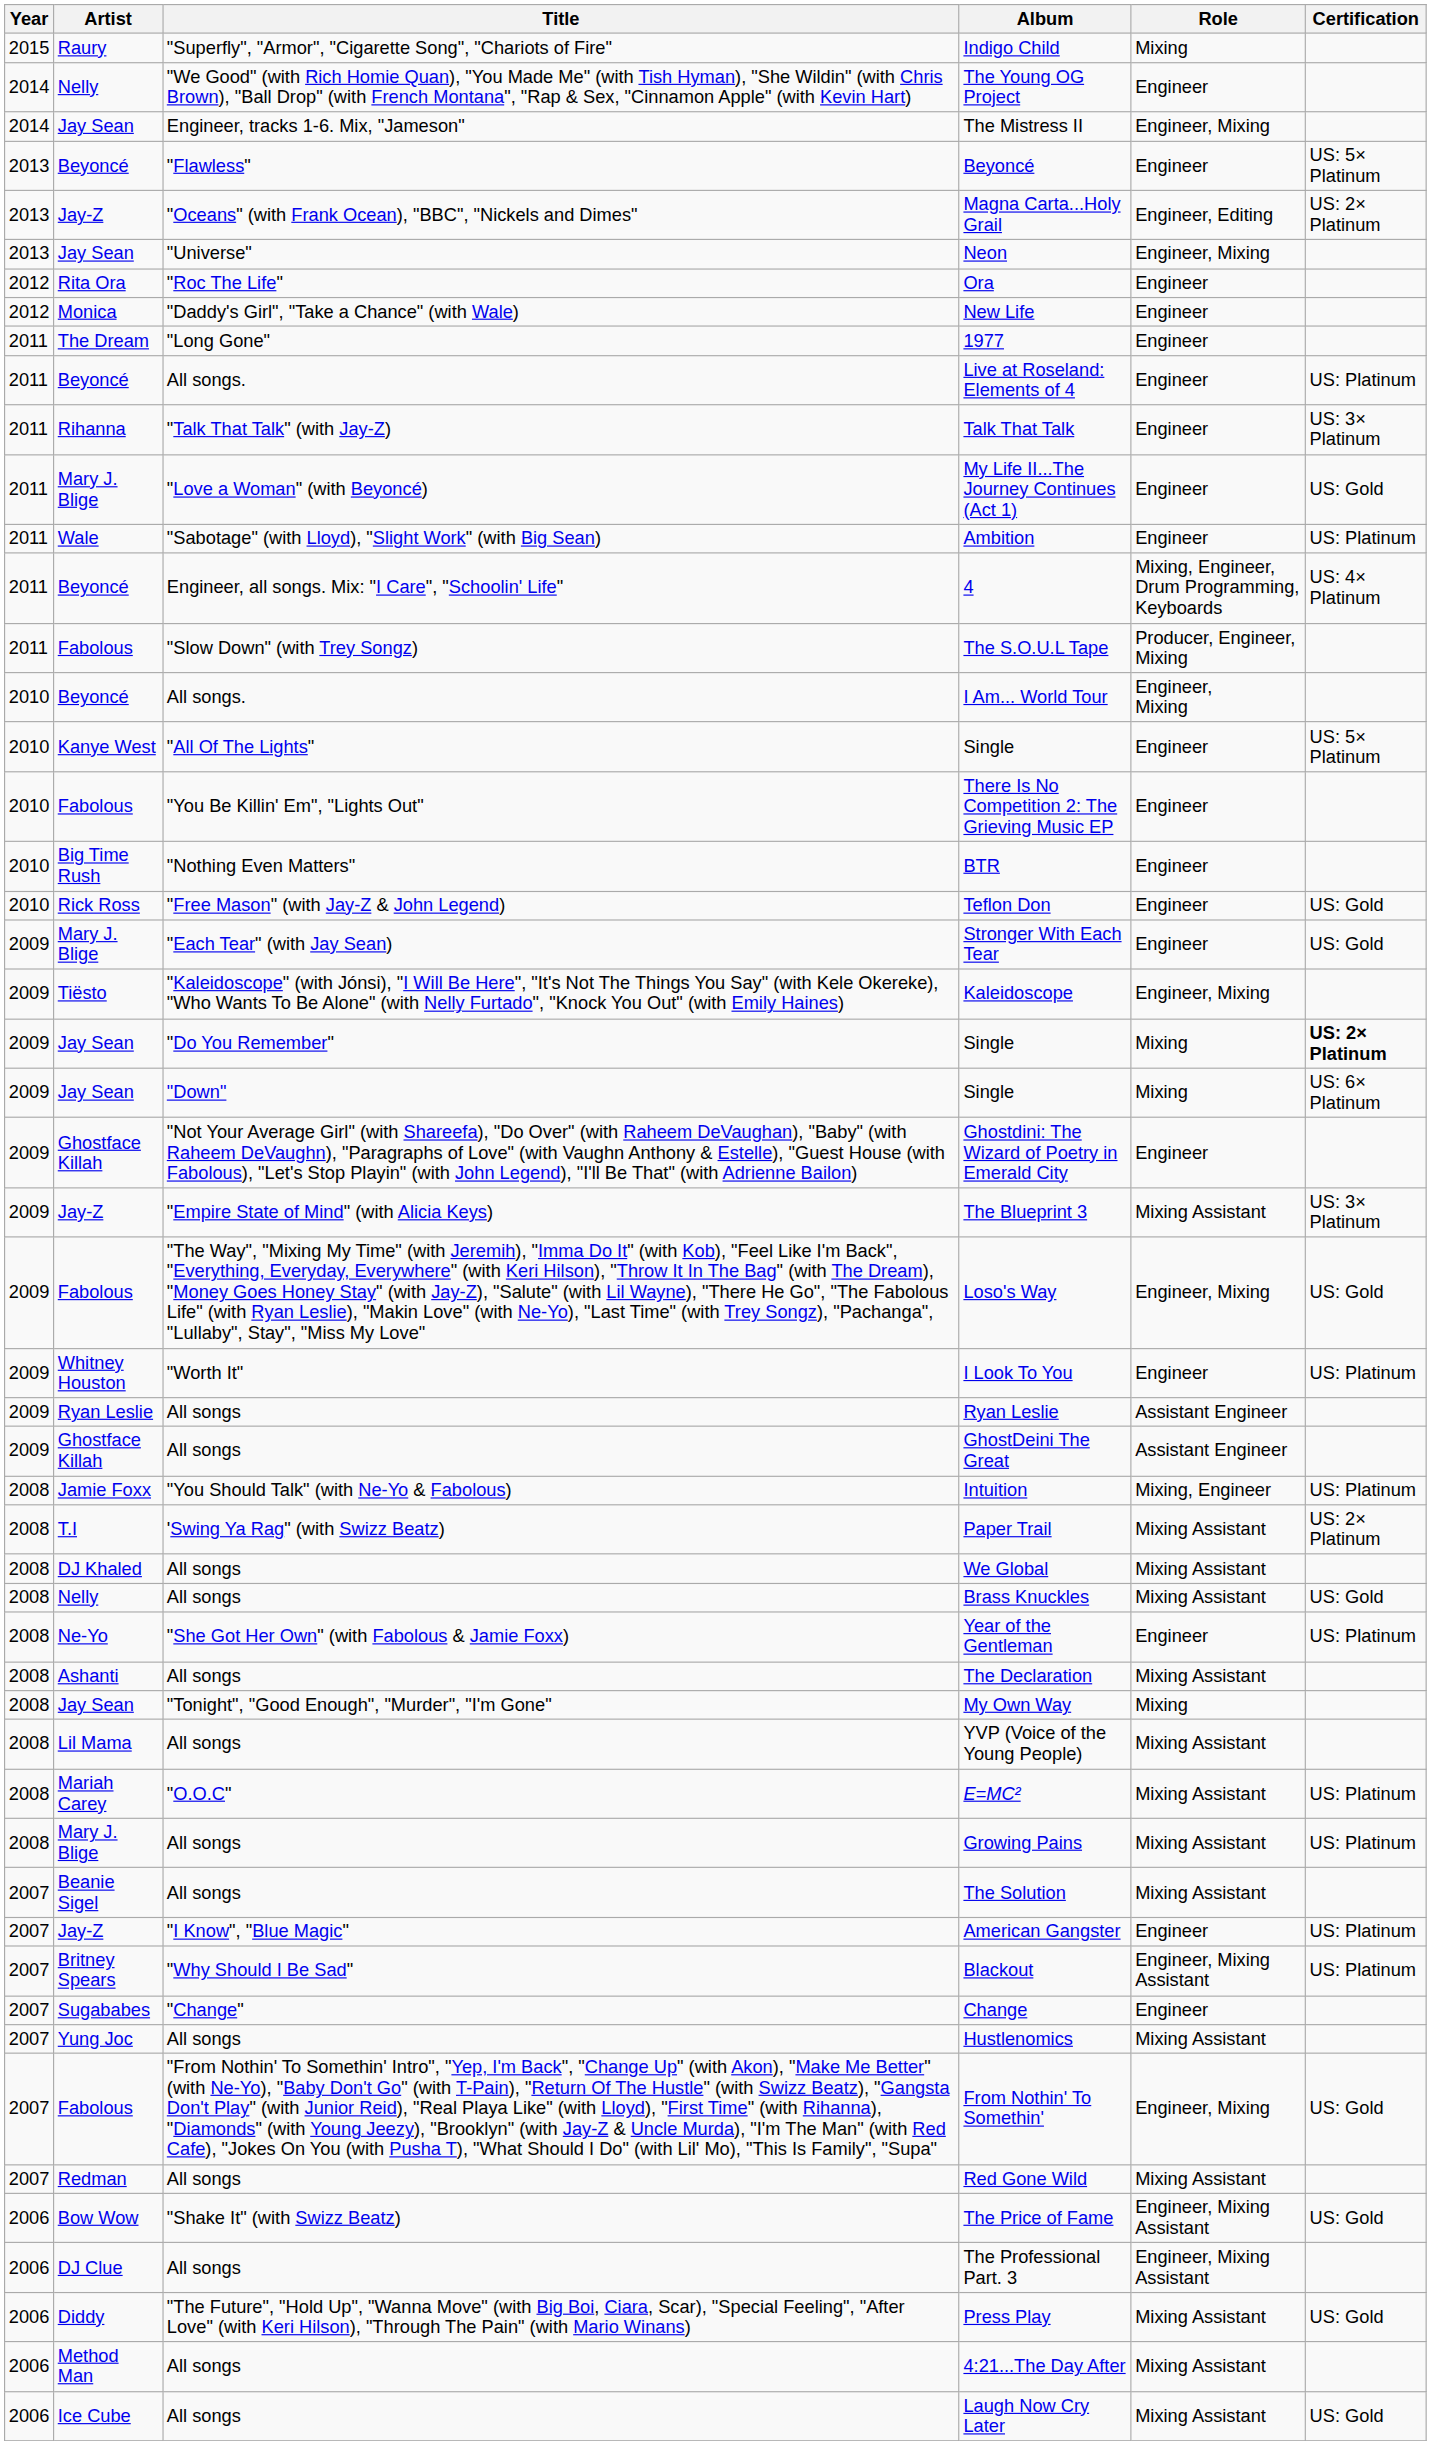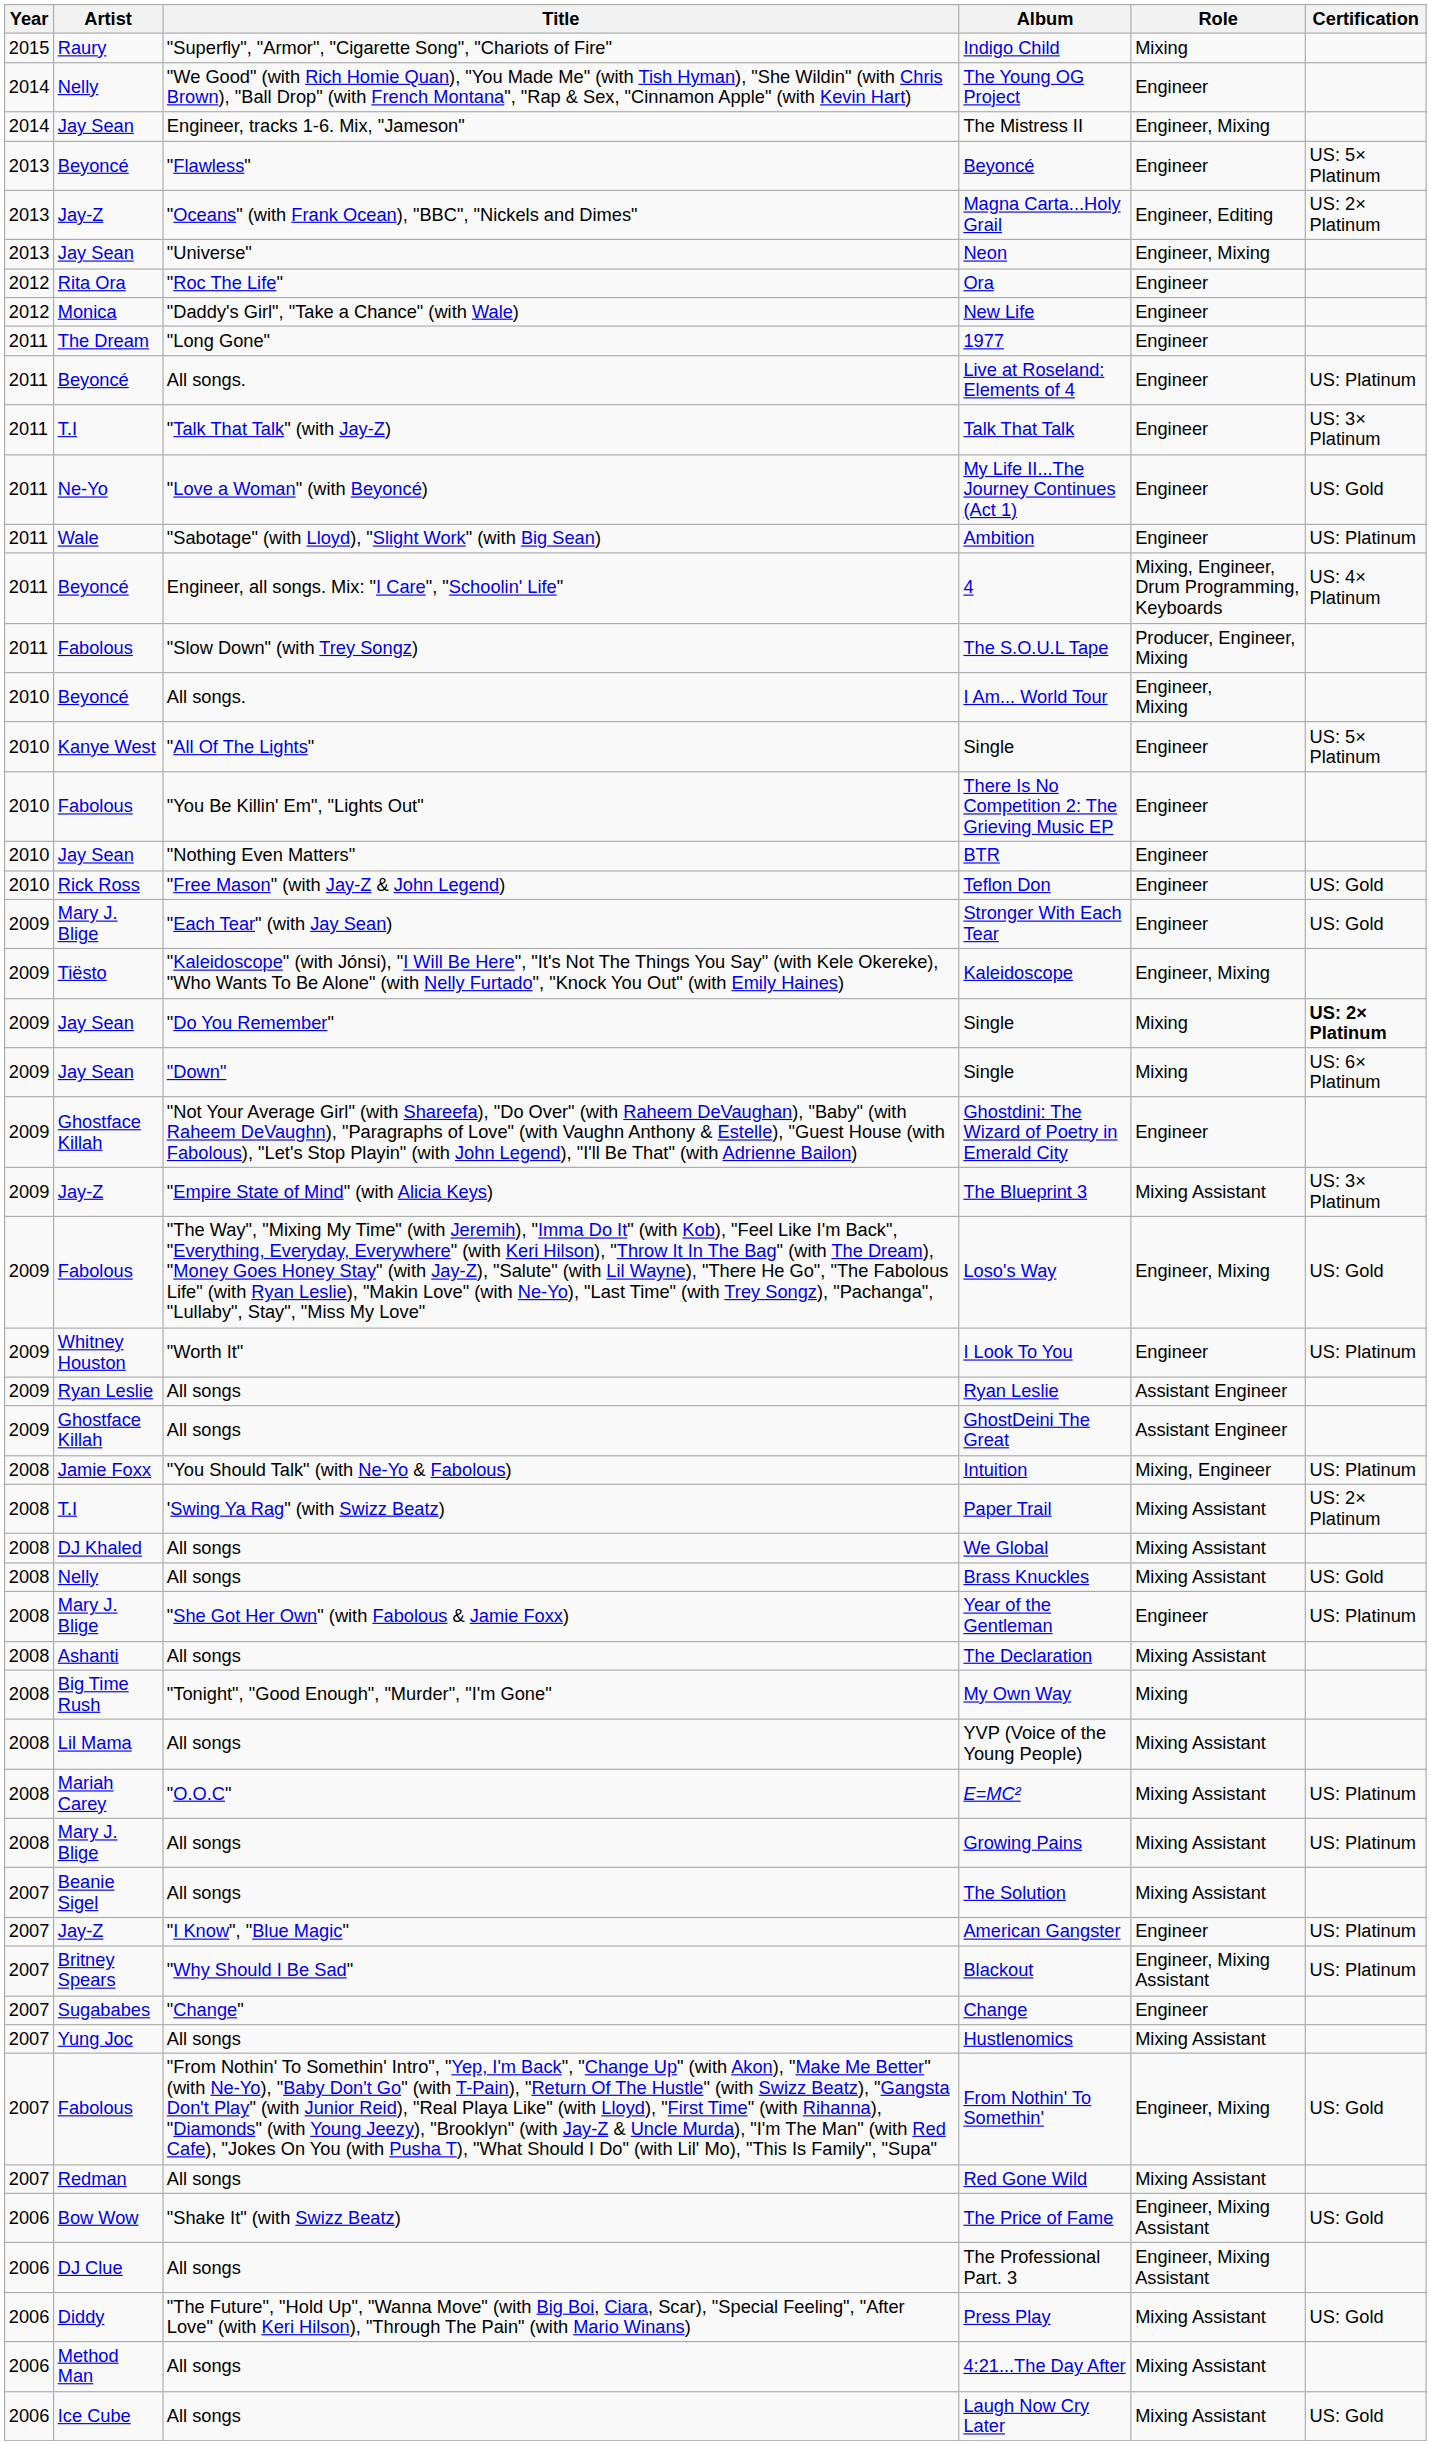(92, 429) Rihanna -> (67, 429) T.I
(88, 489) Mary J. Blige -> (83, 489) Ne-Yo
(93, 866) Big Time Rush -> (96, 855) Jay Sean
(83, 1636) Ne-Yo -> (88, 1616) Mary J. Blige
(96, 1704) Jay Sean -> (93, 1694) Big Time Rush
